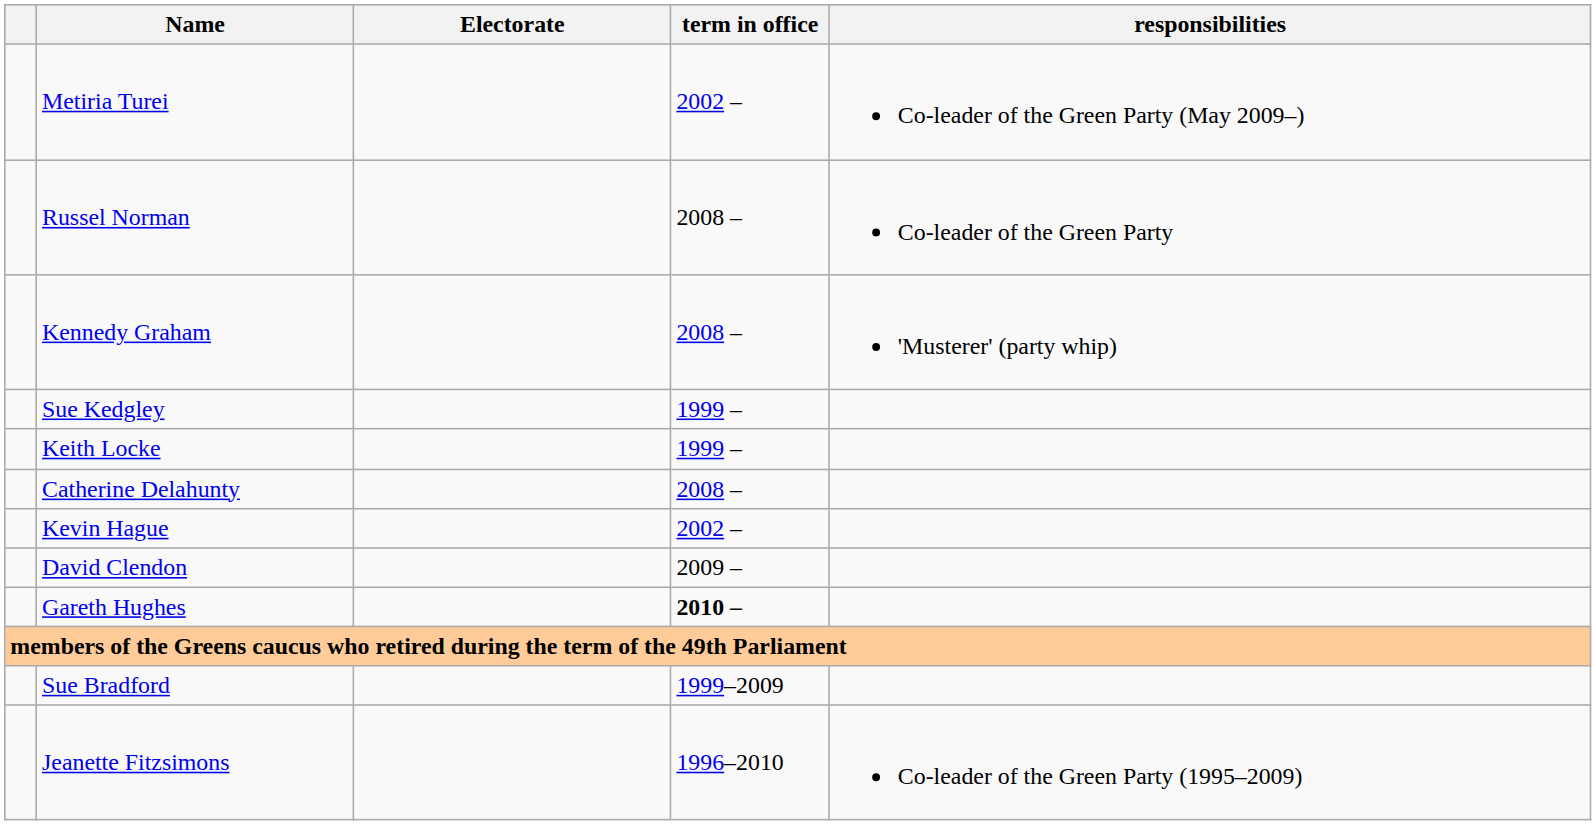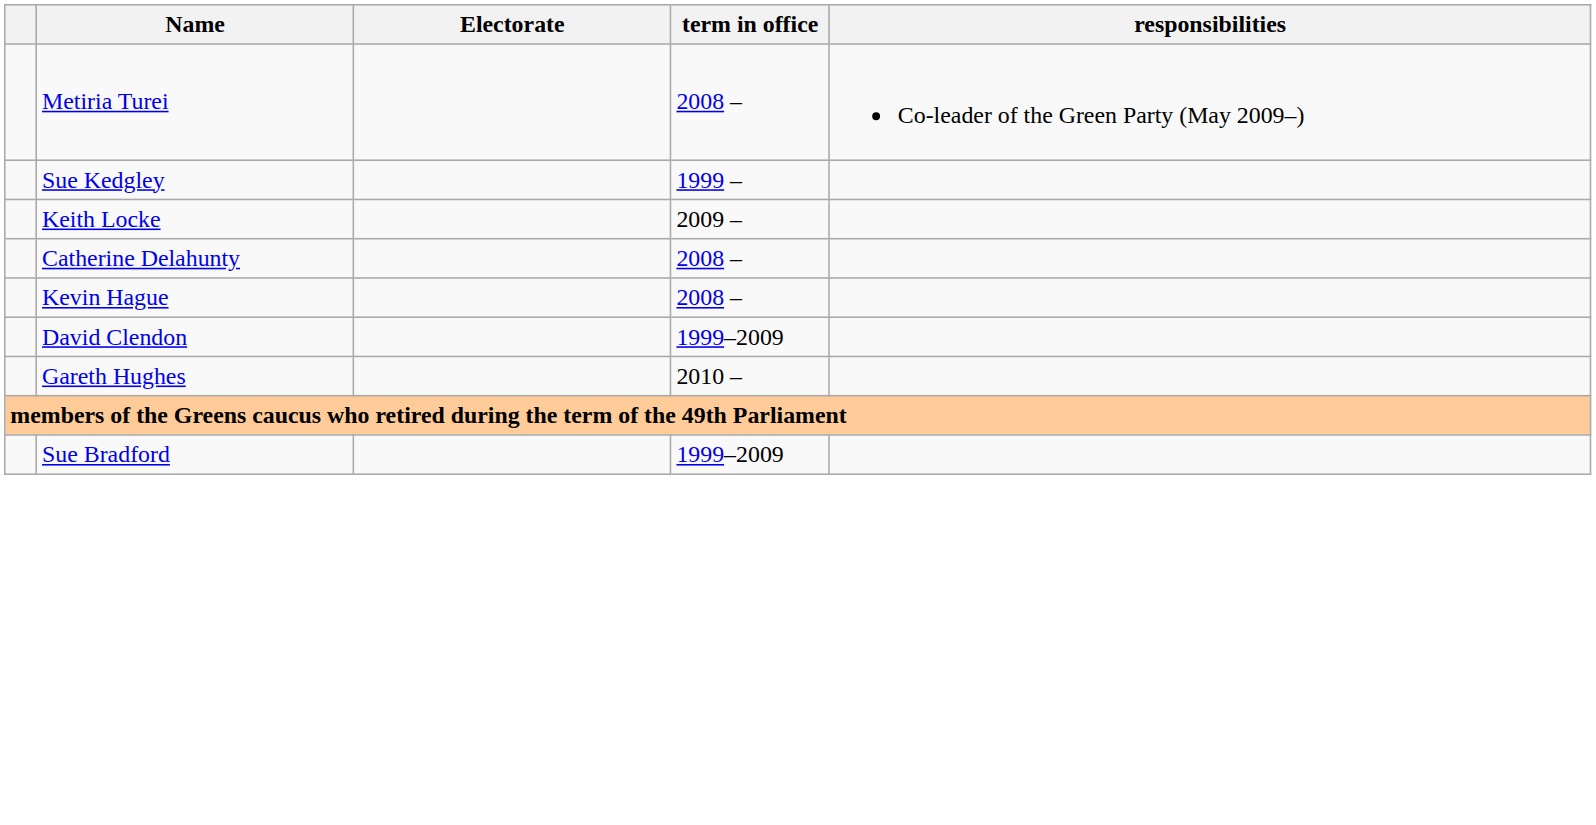(709, 101) 2002 – -> (709, 101) 2008 –
- row: (116, 216)
- row: (126, 332)
(709, 448) 1999 – -> (709, 218) 2009 –
(709, 527) 2002 – -> (709, 297) 2008 –
(709, 566) 2009 – -> (730, 336) 1999–2009
(709, 606) bold -> (709, 375) normal
- row: (136, 762)
